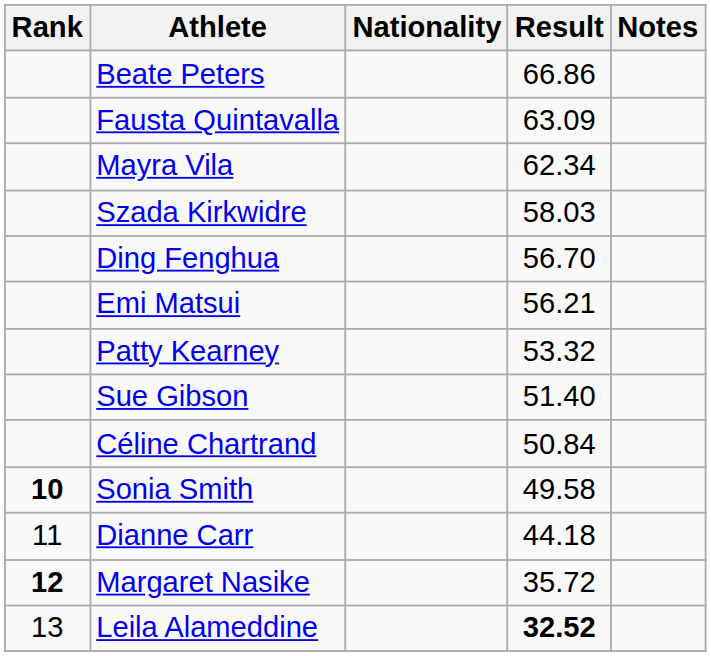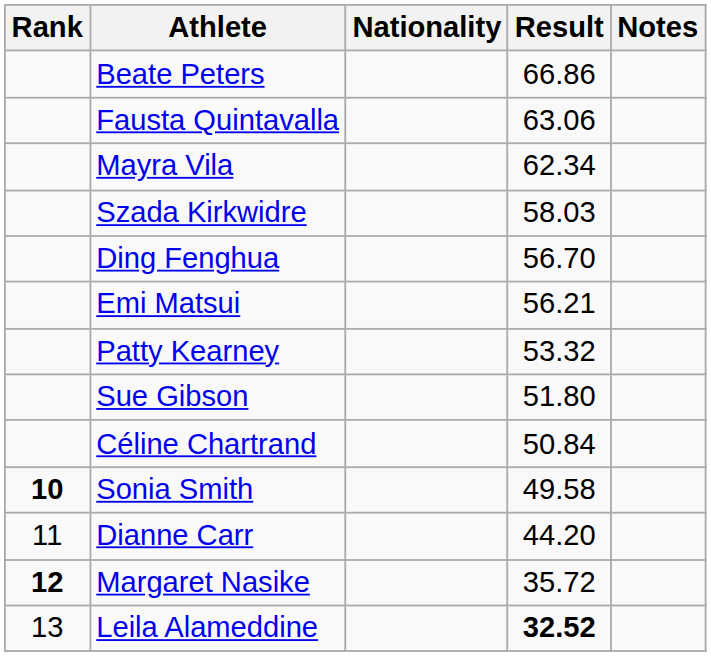(559, 119) 63.09 -> (559, 119) 63.06
(559, 397) 51.40 -> (559, 397) 51.80
(559, 535) 44.18 -> (559, 535) 44.20
